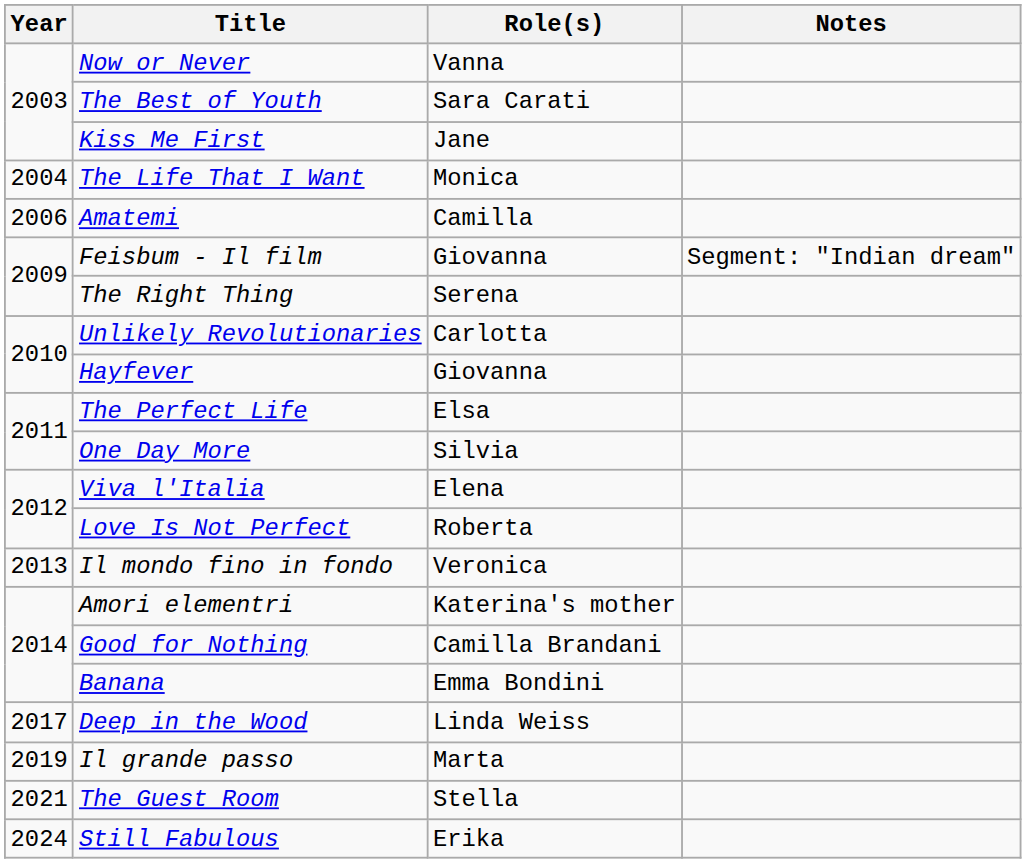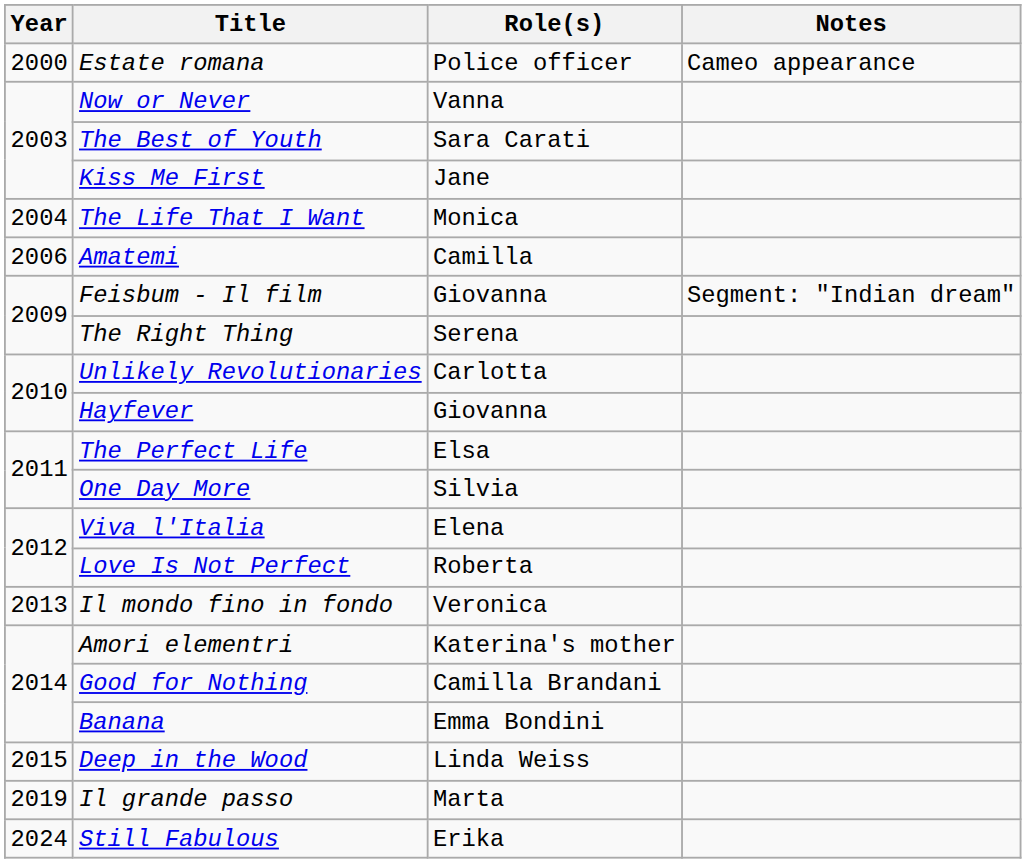+ row: (172, 63)
(39, 722) 2017 -> (39, 761) 2015
- row: (179, 800)
